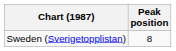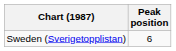(149, 38) 8 -> (149, 38) 6
